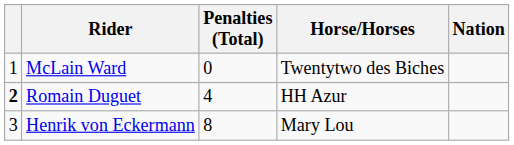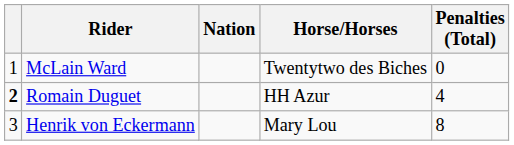columns swapped: (479, 29) <-> (238, 29)
